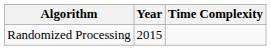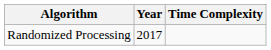(149, 34) 2015 -> (149, 34) 2017
